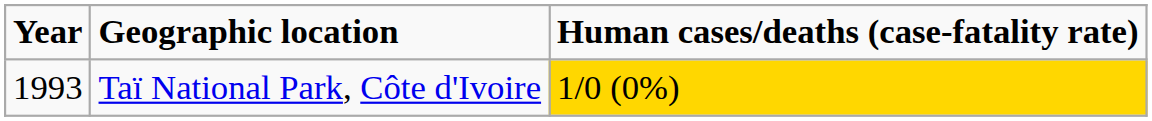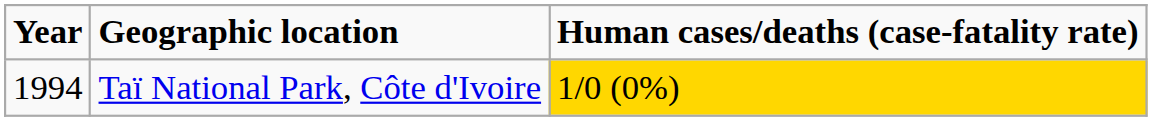(48, 87) 1993 -> (48, 87) 1994
